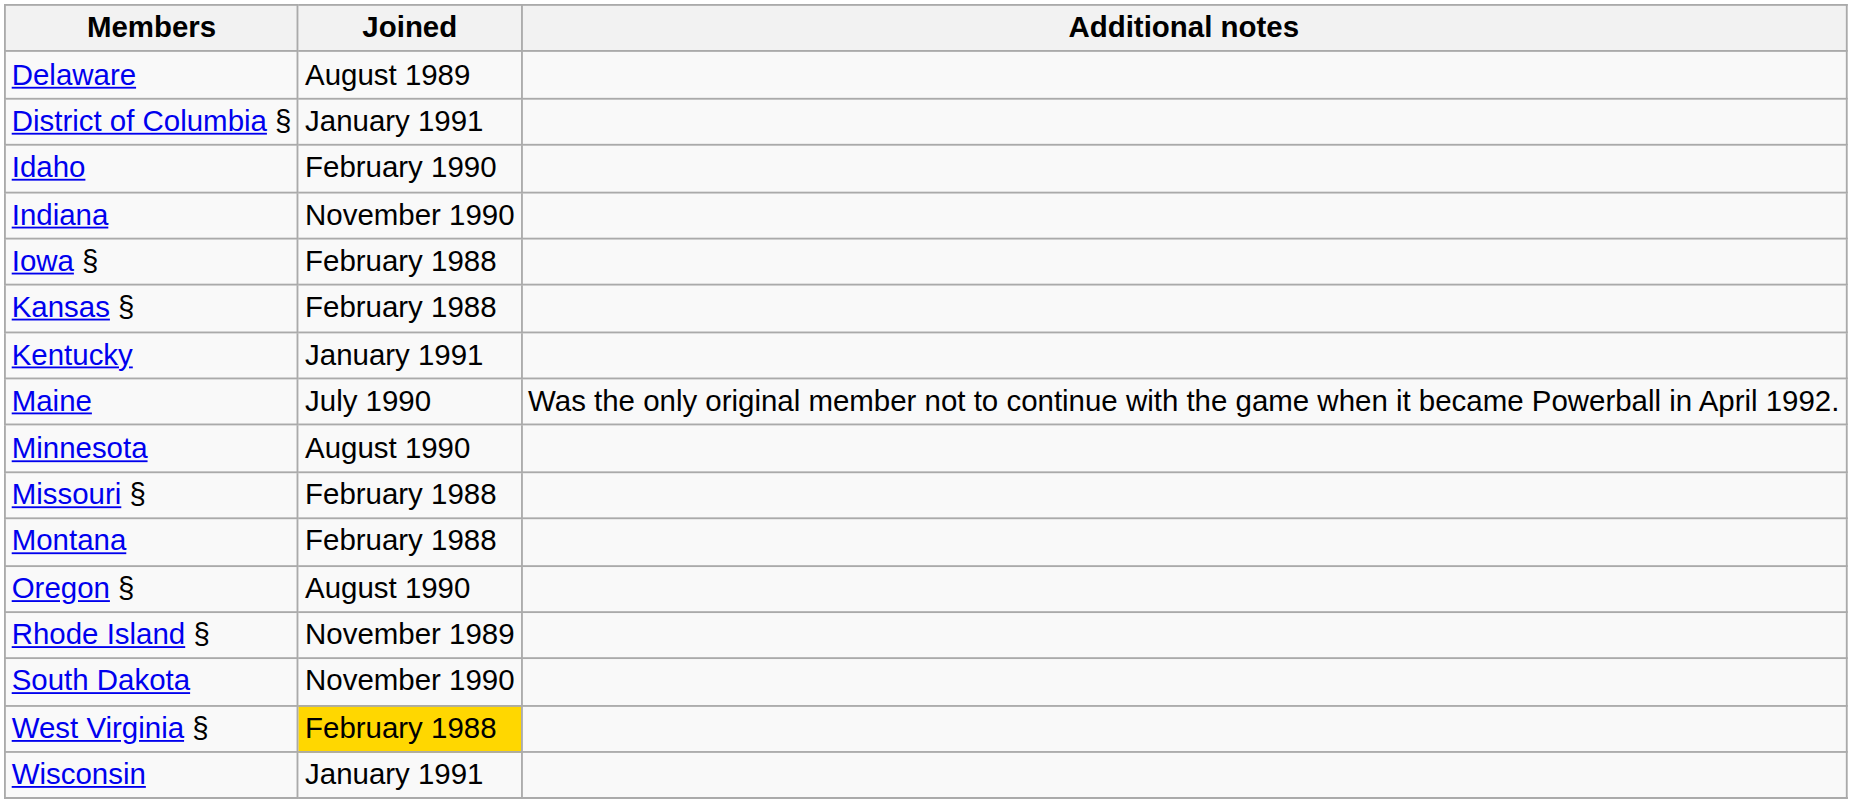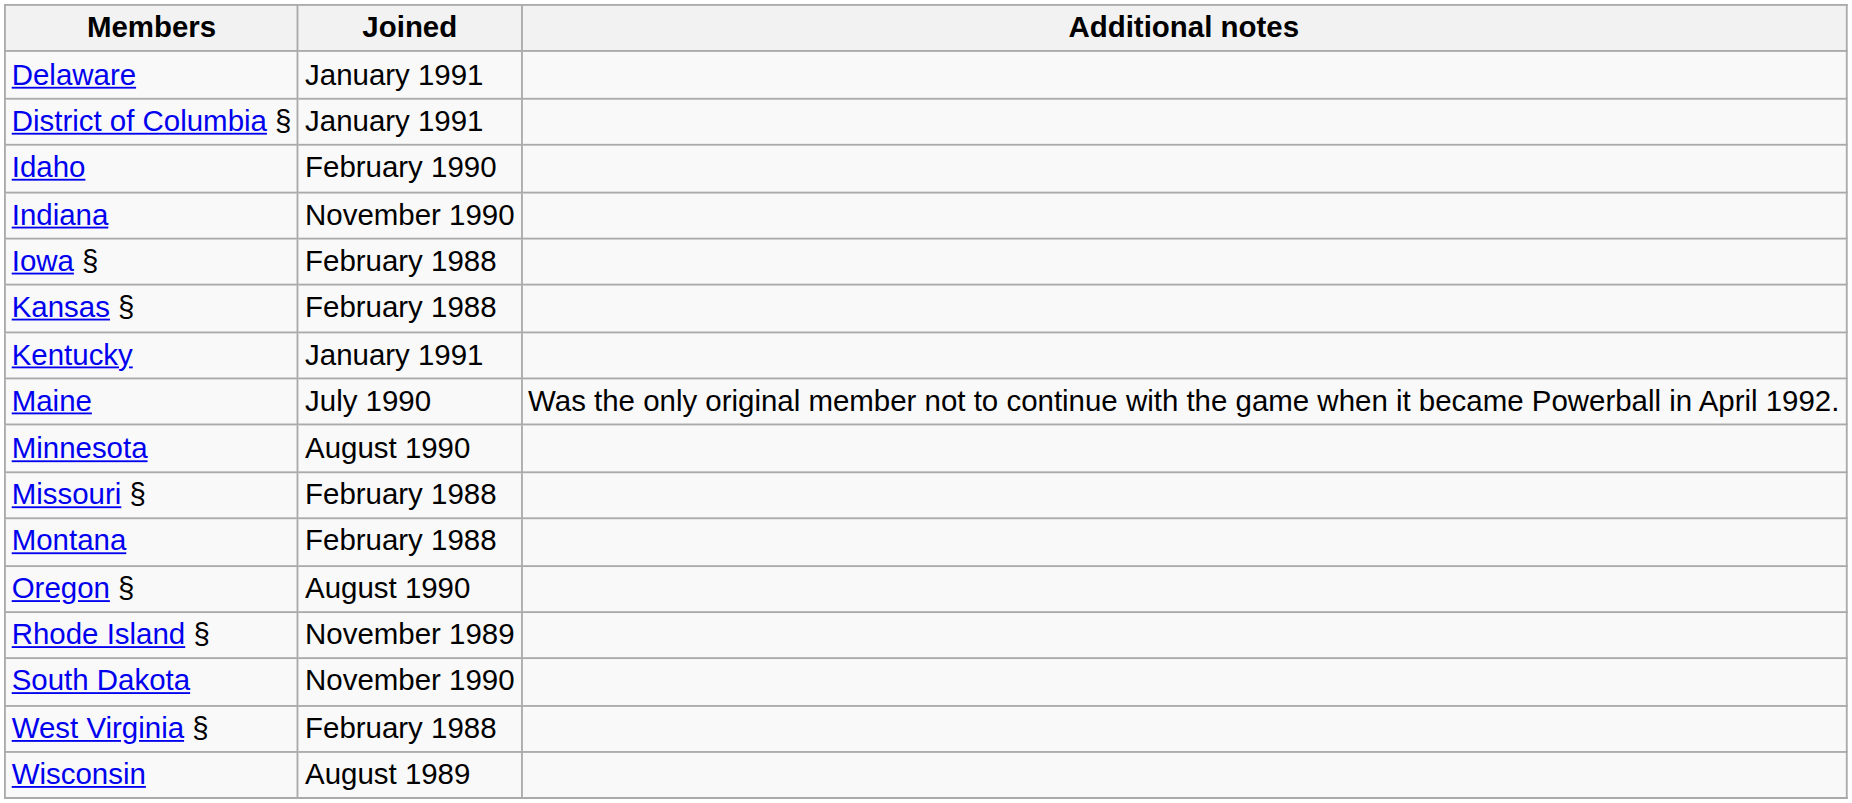(388, 74) August 1989 -> (394, 74) January 1991
(401, 728) gold background -> (401, 728) no background
(394, 774) January 1991 -> (388, 774) August 1989
